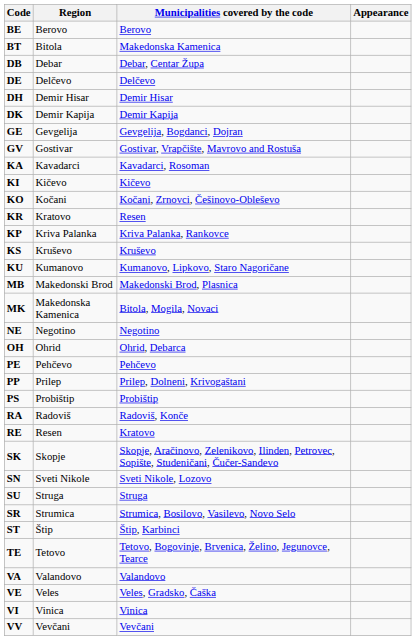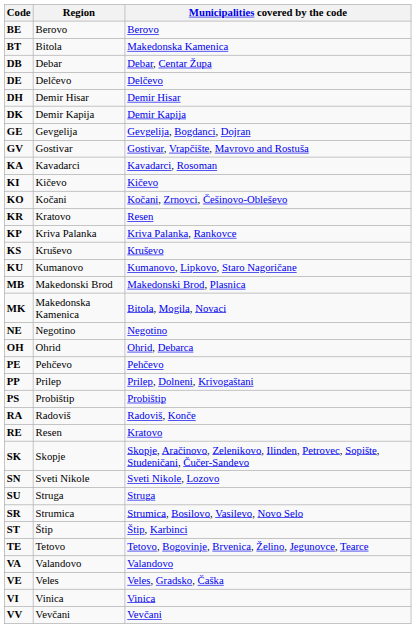- column: (381, 13)
